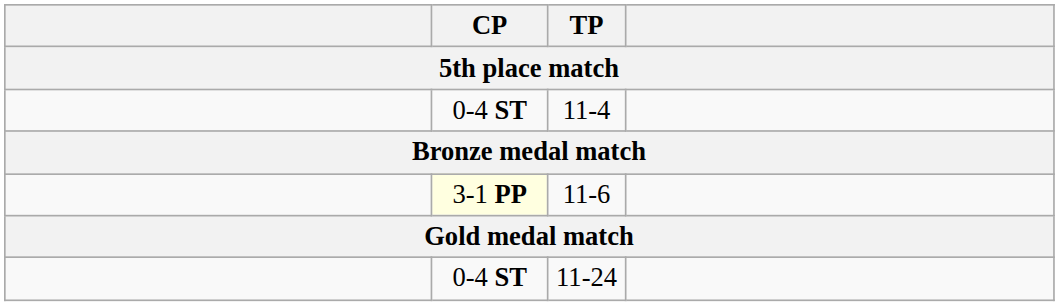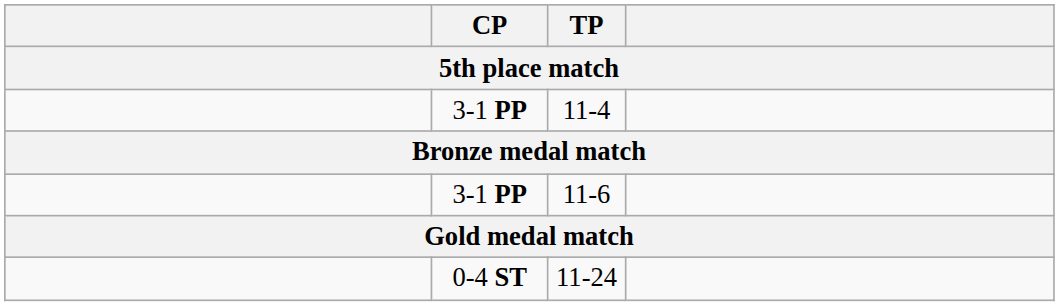(490, 109) 0-4 ST -> (490, 109) 3-1 PP
(490, 194) lightyellow background -> (490, 194) no background
